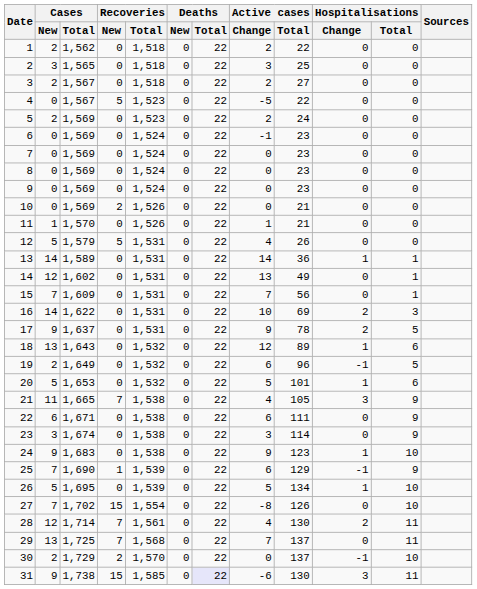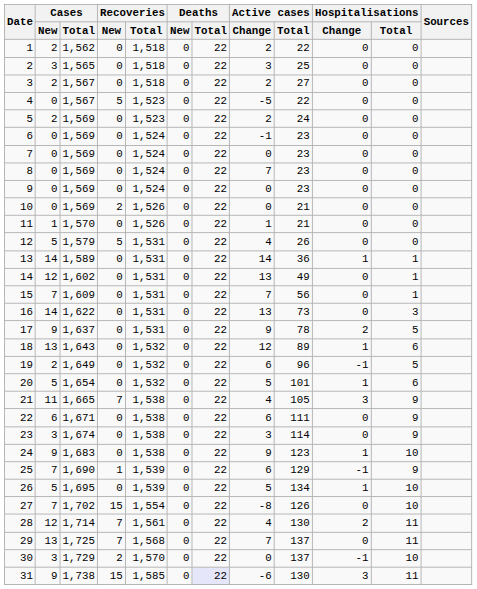(268, 171) 0 -> (268, 171) 7
(265, 312) 10 -> (265, 312) 13
(303, 312) 69 -> (303, 312) 73
(365, 312) 2 -> (365, 312) 0
(79, 383) 1,653 -> (79, 383) 1,654
(54, 558) 2 -> (54, 558) 3
